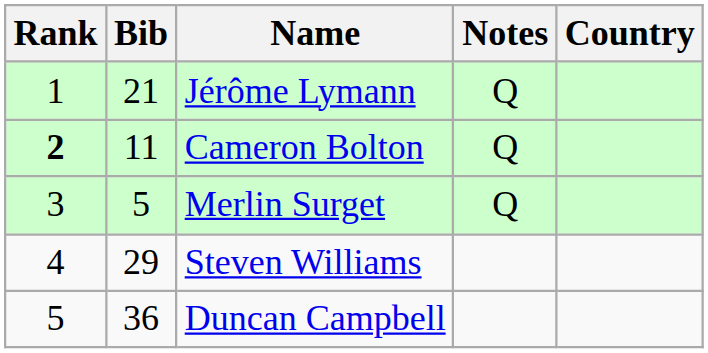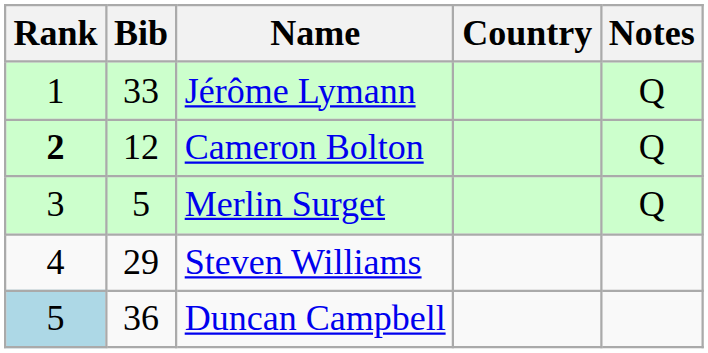columns swapped: (630, 33) <-> (505, 33)
(141, 90) 21 -> (141, 90) 33
(141, 147) 11 -> (141, 147) 12
(55, 318) no background -> (55, 318) lightblue background
